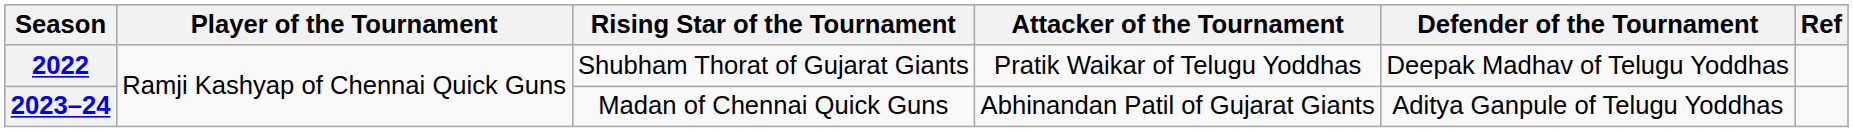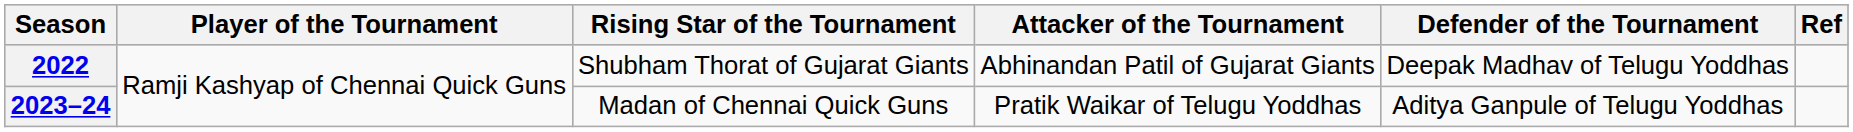(1178, 65) Pratik Waikar of Telugu Yoddhas -> (1178, 65) Abhinandan Patil of Gujarat Giants
(1178, 106) Abhinandan Patil of Gujarat Giants -> (1178, 106) Pratik Waikar of Telugu Yoddhas
